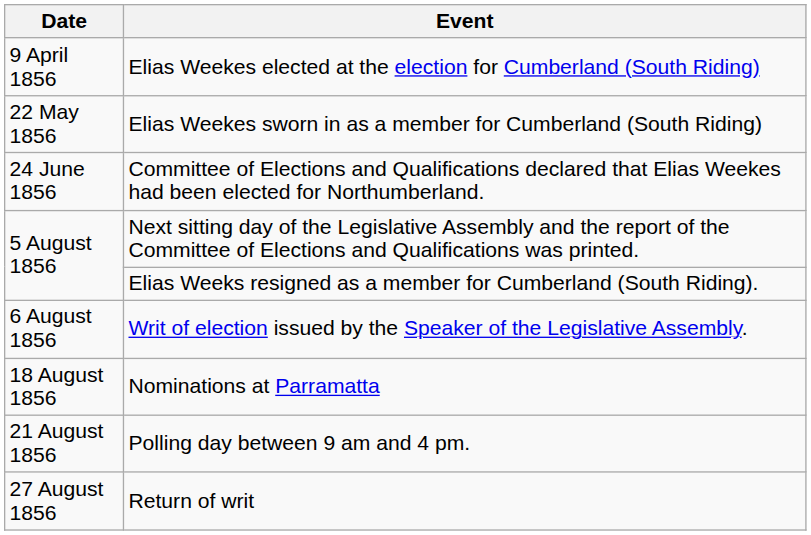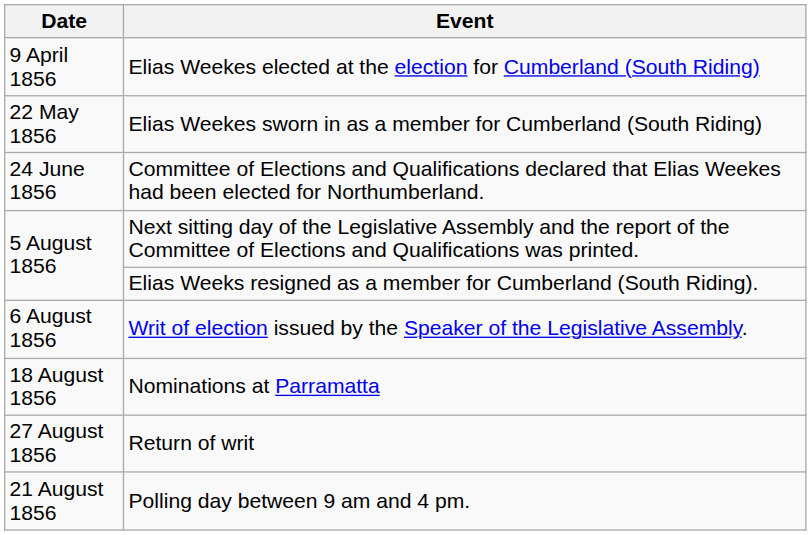rows swapped: (299, 443) <-> (191, 500)
